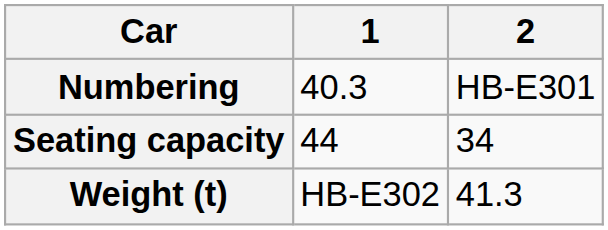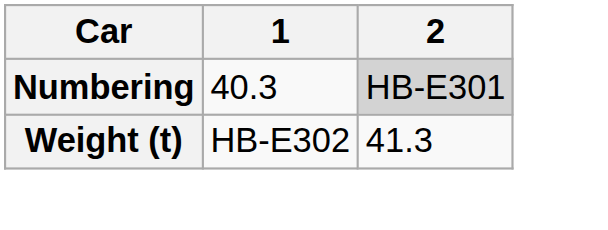(526, 86) no background -> (436, 86) lightgrey background
- row: (149, 140)
